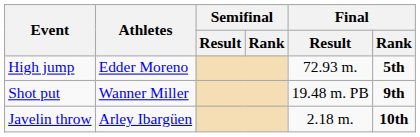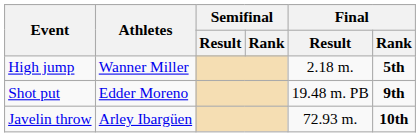(143, 68) Edder Moreno -> (144, 68) Wanner Miller
(330, 68) 72.93 m. -> (330, 68) 2.18 m.
(144, 93) Wanner Miller -> (143, 93) Edder Moreno
(330, 119) 2.18 m. -> (330, 119) 72.93 m.
